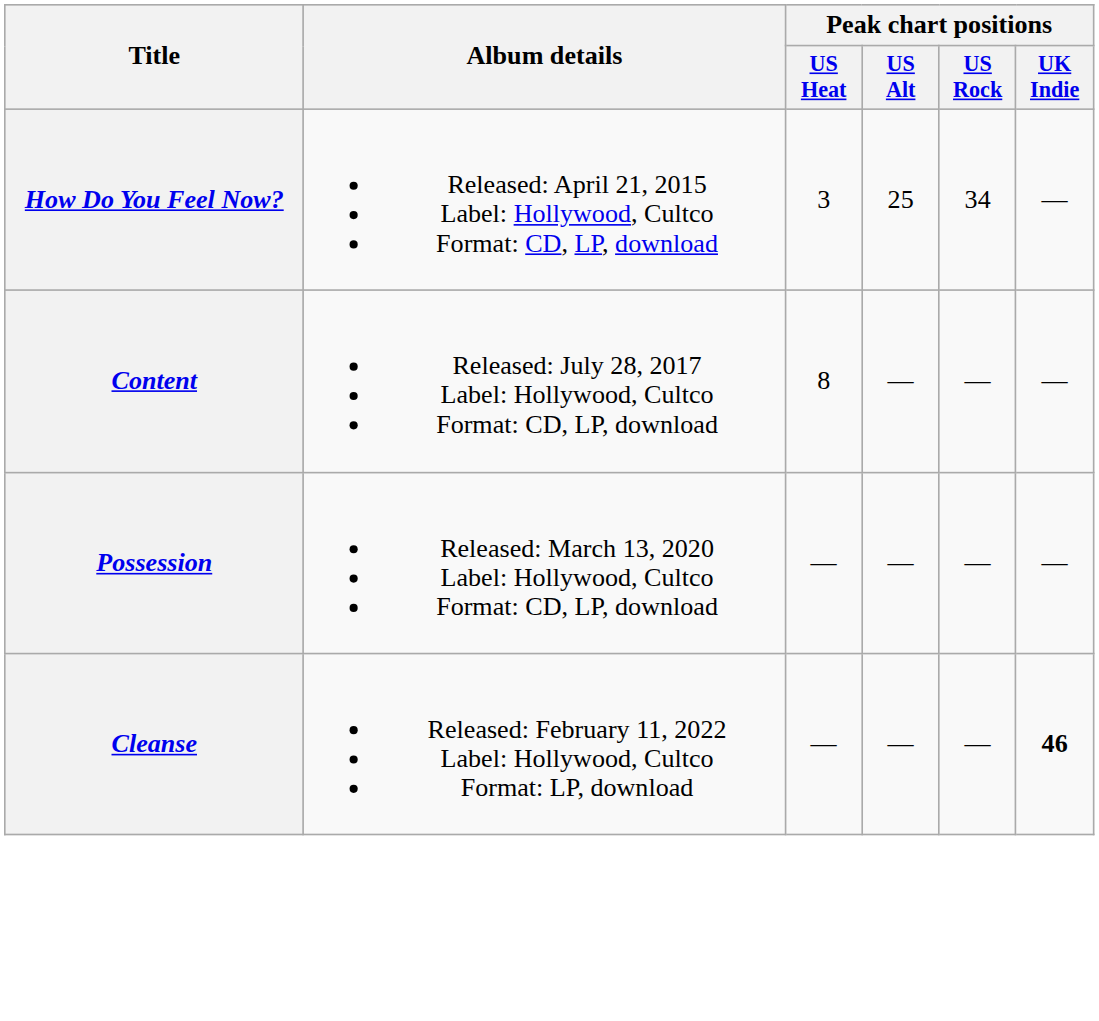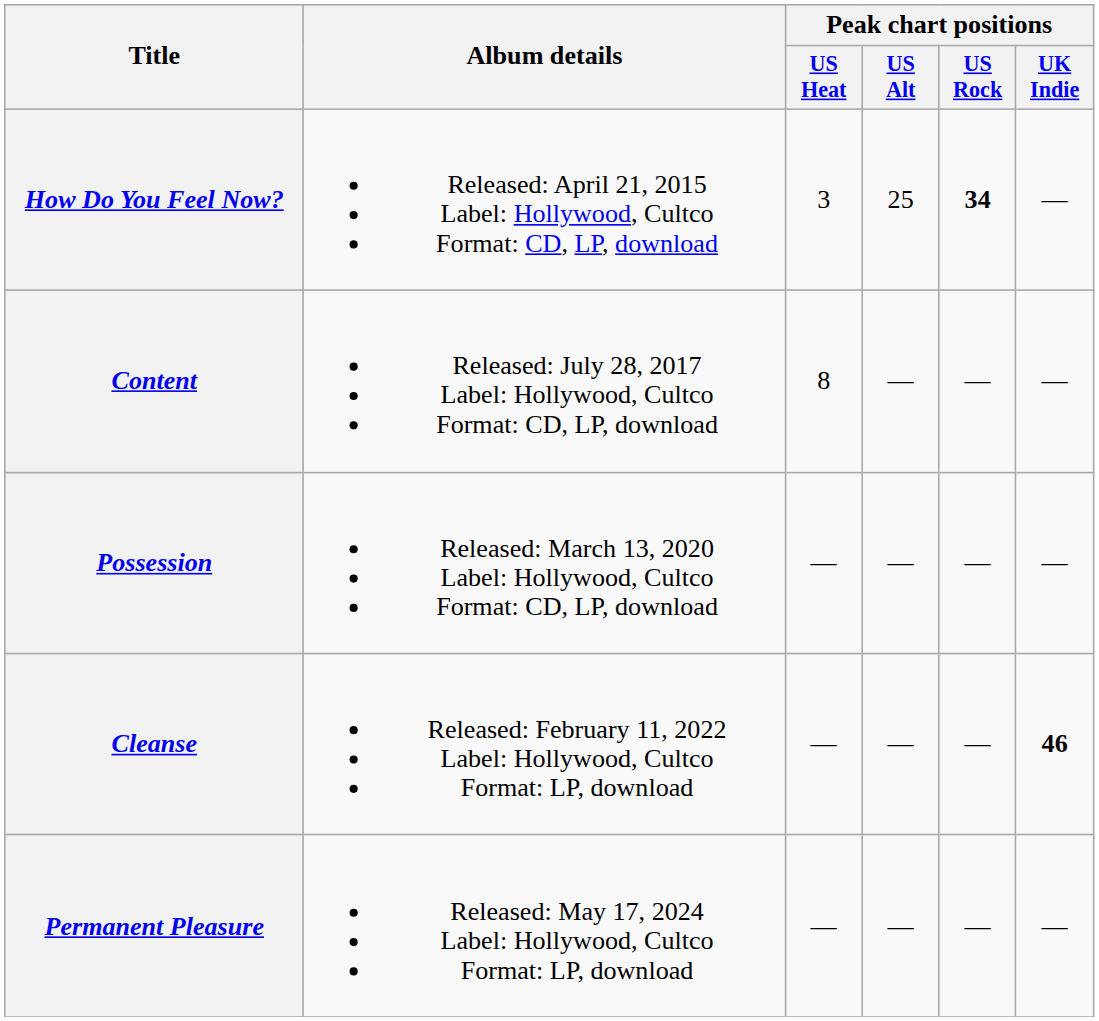(978, 199) normal -> (978, 199) bold
+ row: (154, 925)
